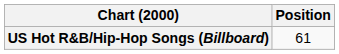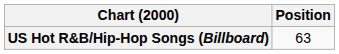(303, 37) 61 -> (303, 37) 63
